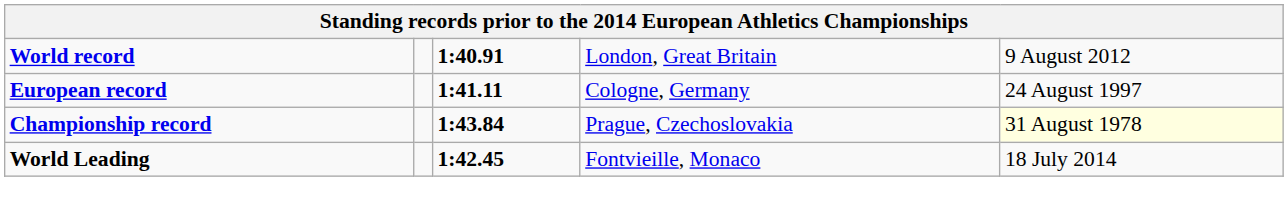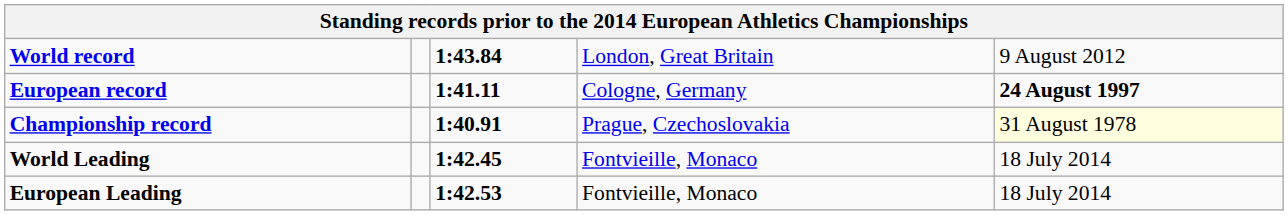(471, 55) 1:40.91 -> (468, 55) 1:43.84
(1073, 90) normal -> (1070, 90) bold
(471, 124) 1:43.84 -> (468, 124) 1:40.91
+ row: (96, 192)
